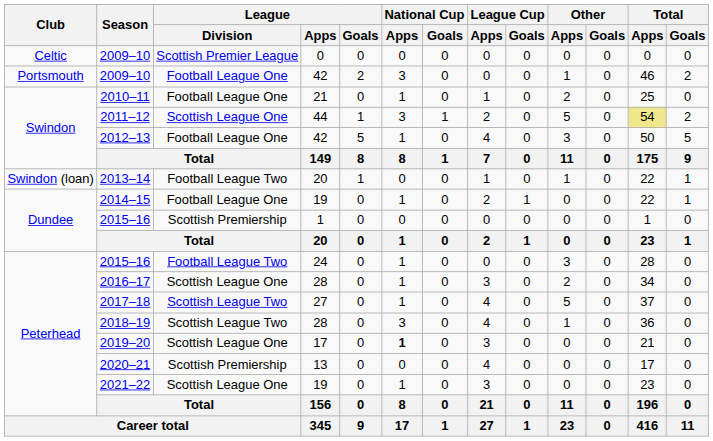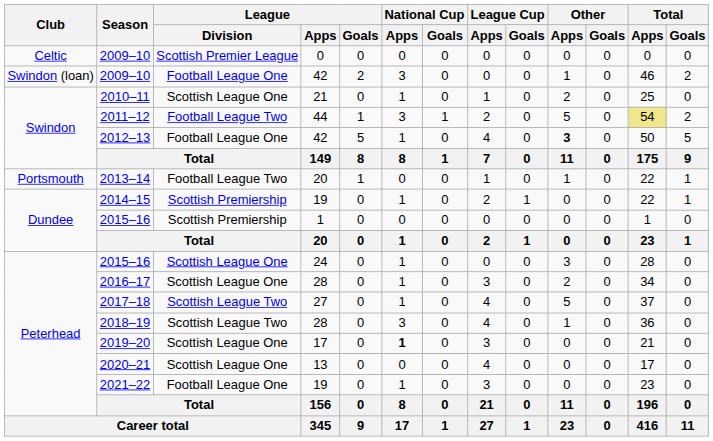(51, 76) Portsmouth -> (51, 76) Swindon (loan)
(227, 96) Football League One -> (227, 96) Scottish League One
(227, 117) Scottish League One -> (227, 117) Football League Two
(567, 138) normal -> (567, 138) bold
(51, 179) Swindon (loan) -> (51, 179) Portsmouth
(227, 199) Football League One -> (227, 199) Scottish Premiership
(227, 261) Football League Two -> (227, 261) Scottish League One
(227, 364) Scottish Premiership -> (227, 364) Scottish League One
(227, 384) Scottish League One -> (227, 384) Football League One
